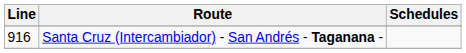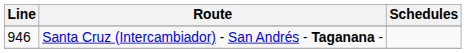(19, 37) 916 -> (19, 37) 946
